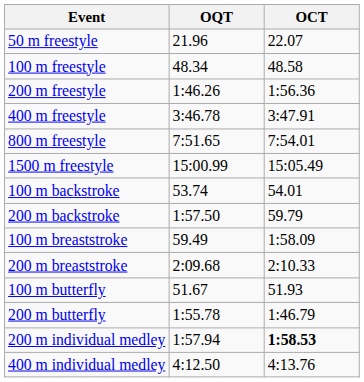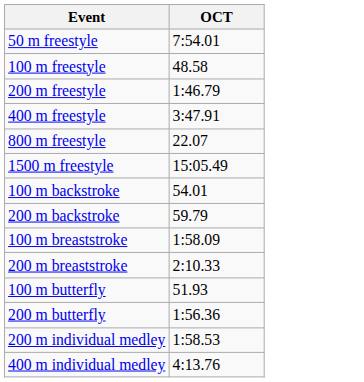- column: (216, 16)
(285, 41) 22.07 -> (196, 41) 7:54.01
(291, 91) 1:56.36 -> (196, 91) 1:46.79
(291, 140) 7:54.01 -> (190, 140) 22.07
(291, 315) 1:46.79 -> (196, 315) 1:56.36
(292, 339) bold -> (196, 339) normal
